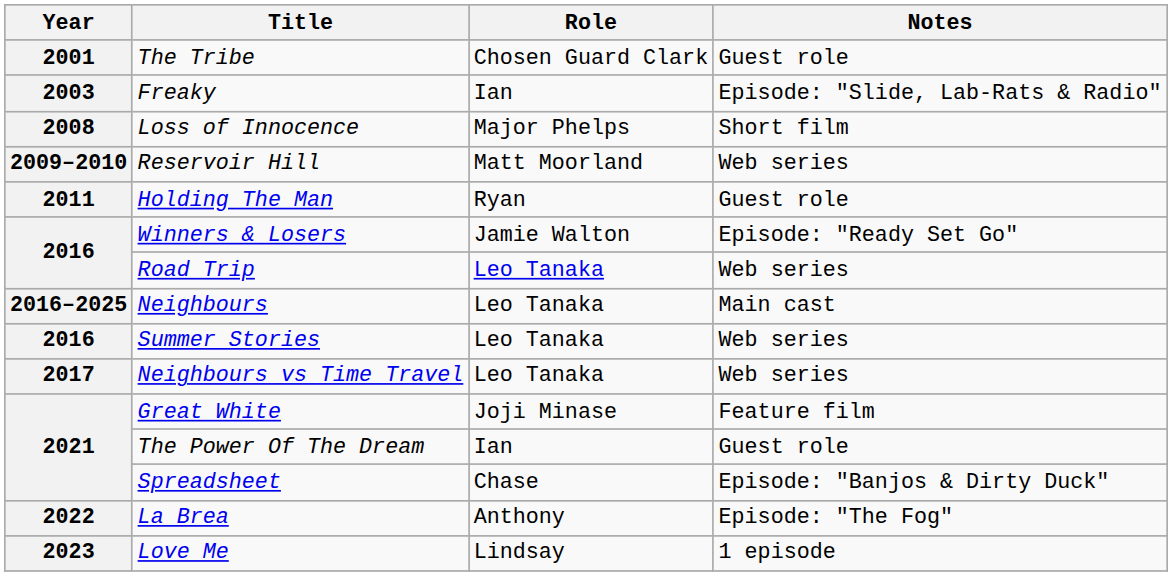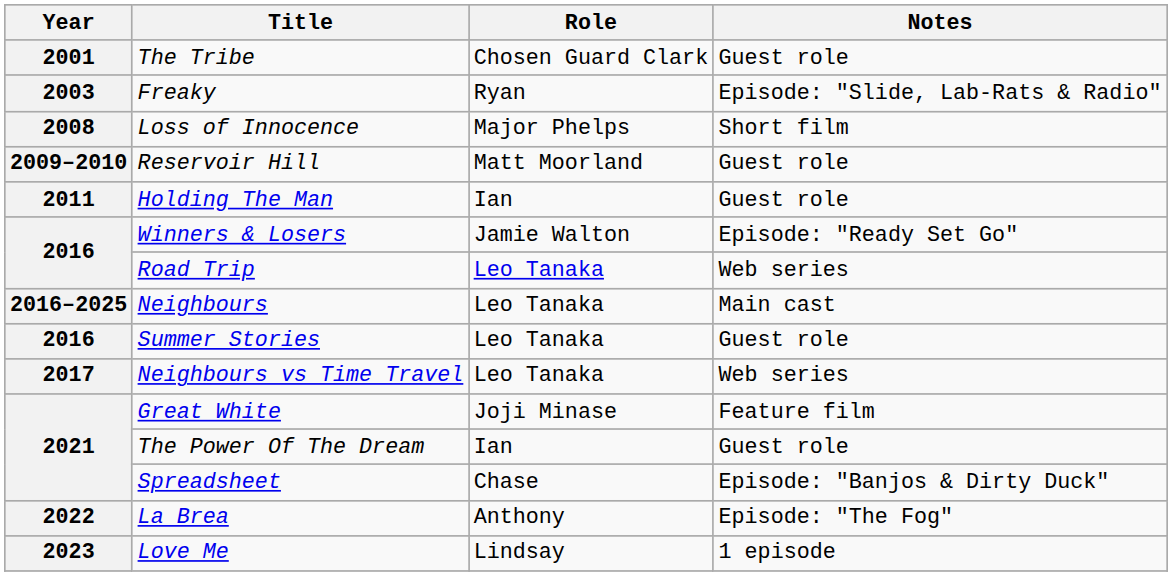(493, 93) Ian -> (500, 93) Ryan
(784, 164) Web series -> (784, 164) Guest role
(500, 199) Ryan -> (493, 199) Ian
(784, 341) Web series -> (784, 341) Guest role
